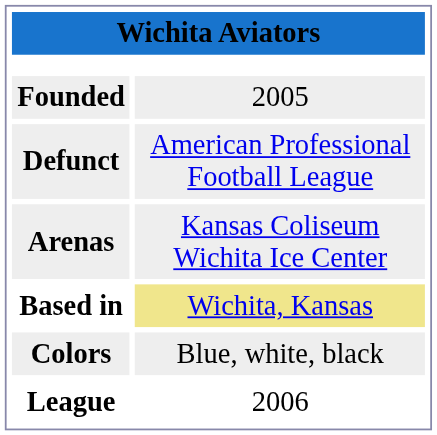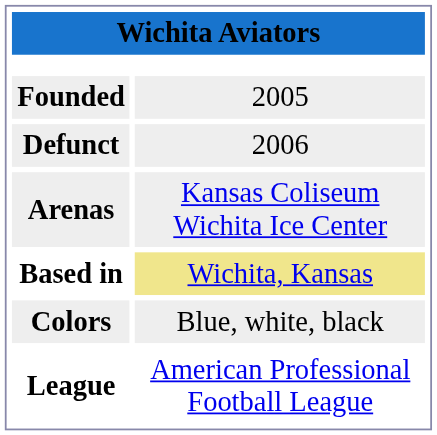(280, 161) American Professional Football League -> (280, 145) 2006
(280, 401) 2006 -> (280, 385) American Professional Football League
